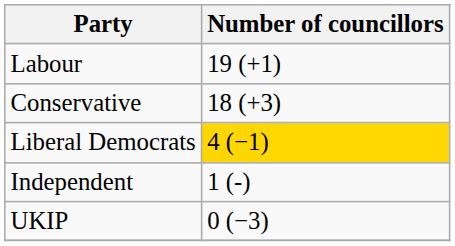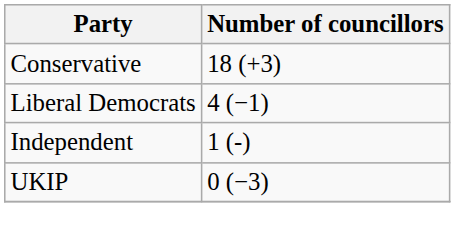- row: (46, 63)
(238, 142) gold background -> (238, 102) no background
